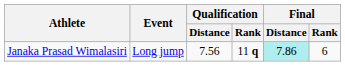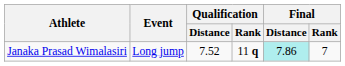(209, 51) 7.56 -> (209, 51) 7.52
(325, 51) 6 -> (325, 51) 7
